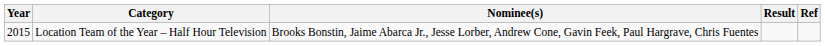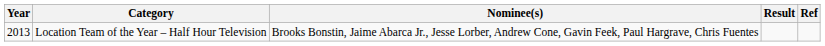(19, 31) 2015 -> (19, 31) 2013
